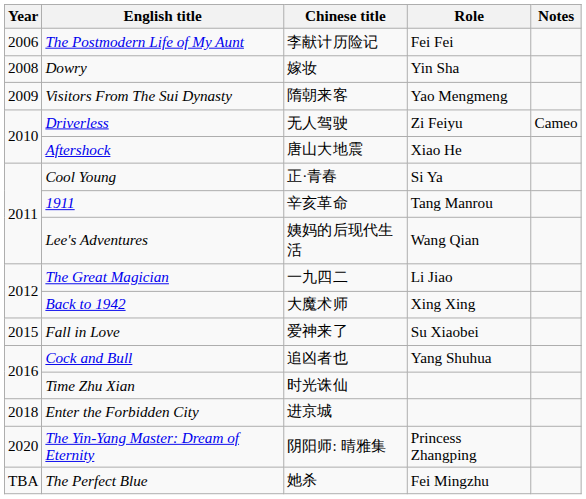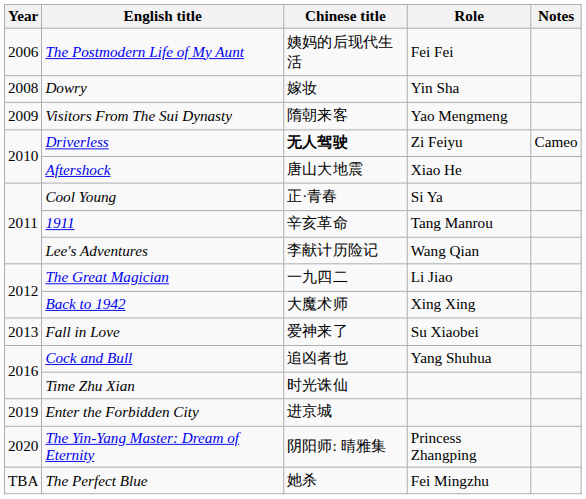(333, 41) 李献计历险记 -> (340, 51) 姨妈的后现代生活
(317, 122) normal -> (317, 142) bold
(340, 240) 姨妈的后现代生活 -> (333, 250) 李献计历险记
(23, 331) 2015 -> (23, 331) 2013
(23, 412) 2018 -> (23, 412) 2019
